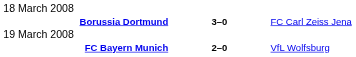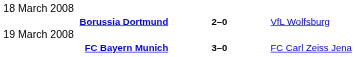(219, 21) 3–0 -> (219, 21) 2–0
(311, 21) FC Carl Zeiss Jena -> (300, 21) VfL Wolfsburg
(219, 48) 2–0 -> (219, 48) 3–0
(300, 48) VfL Wolfsburg -> (311, 48) FC Carl Zeiss Jena
